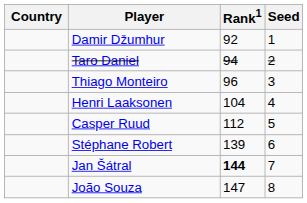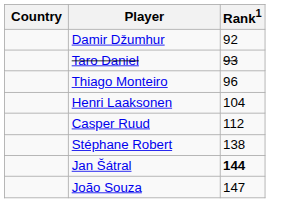- column: (284, 16)
(230, 60) 94 -> (230, 60) 93
(234, 144) 139 -> (234, 144) 138
